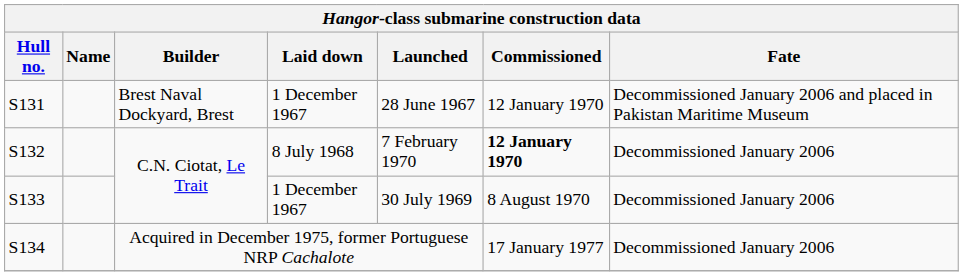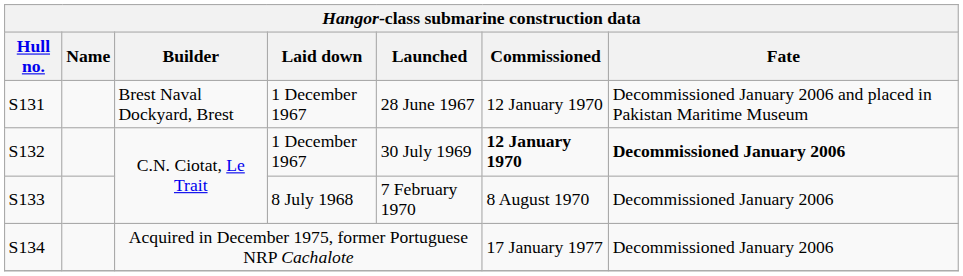(313, 151) 8 July 1968 -> (314, 151) 1 December 1967
(420, 151) 7 February 1970 -> (426, 151) 30 July 1969
(724, 151) normal -> (729, 151) bold
(314, 199) 1 December 1967 -> (312, 199) 8 July 1968
(427, 199) 30 July 1969 -> (419, 199) 7 February 1970
